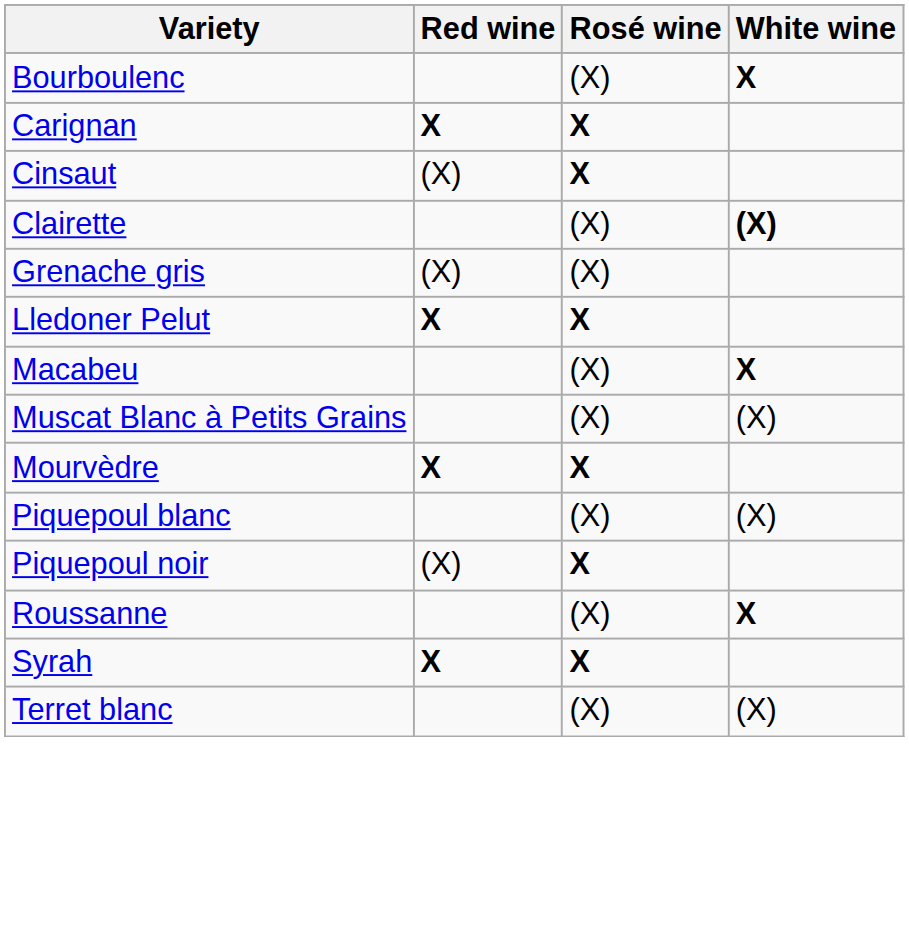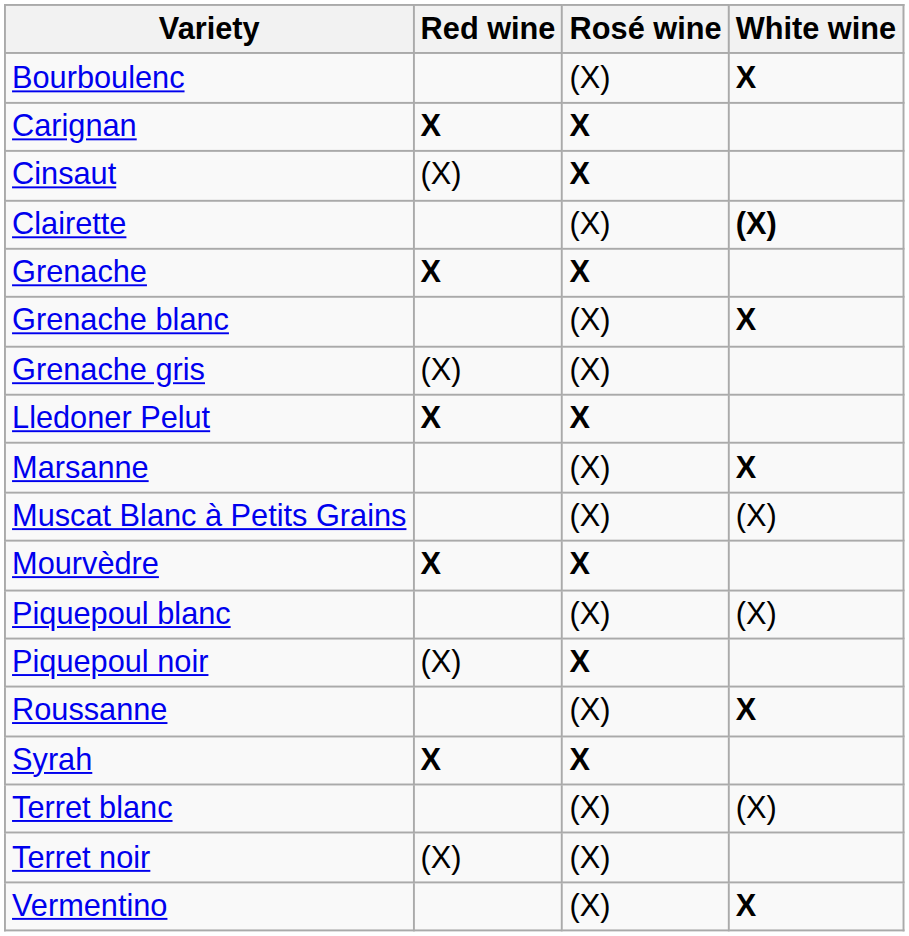+ row: (79, 272)
+ row: (120, 321)
- row: (75, 369)
+ row: (80, 467)
+ row: (81, 857)
+ row: (90, 905)
